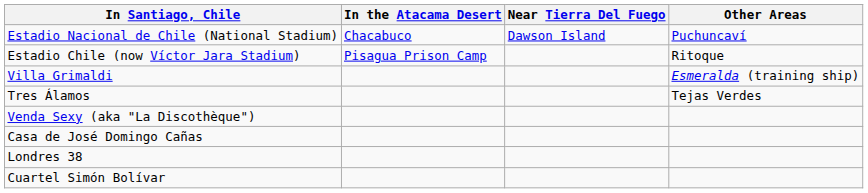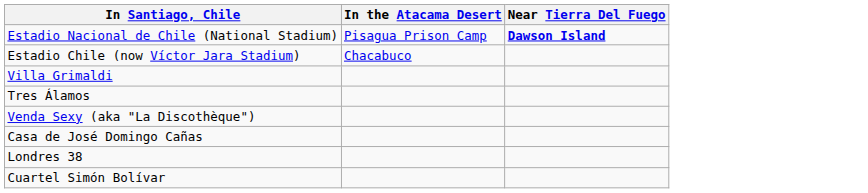- column: (765, 15)
(378, 35) Chacabuco -> (415, 35) Pisagua Prison Camp
(557, 35) normal -> (557, 35) bold
(415, 55) Pisagua Prison Camp -> (378, 55) Chacabuco
